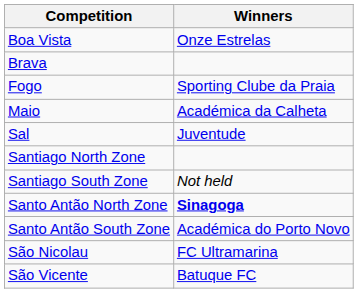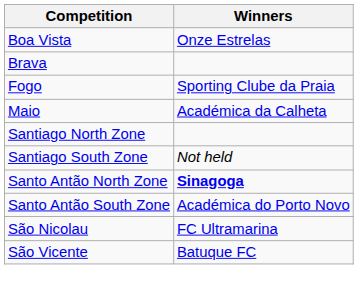- row: (19, 134)
